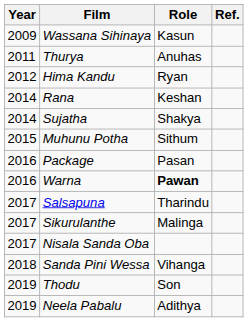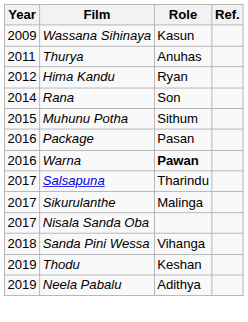(179, 98) Keshan -> (169, 98) Son
- row: (65, 118)
(169, 285) Son -> (179, 264) Keshan
